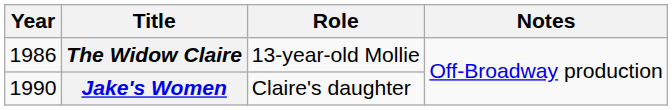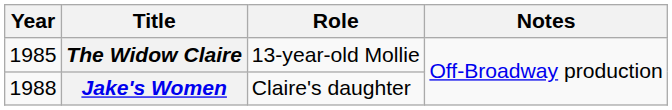(33, 54) 1986 -> (33, 54) 1985
(33, 88) 1990 -> (33, 88) 1988
